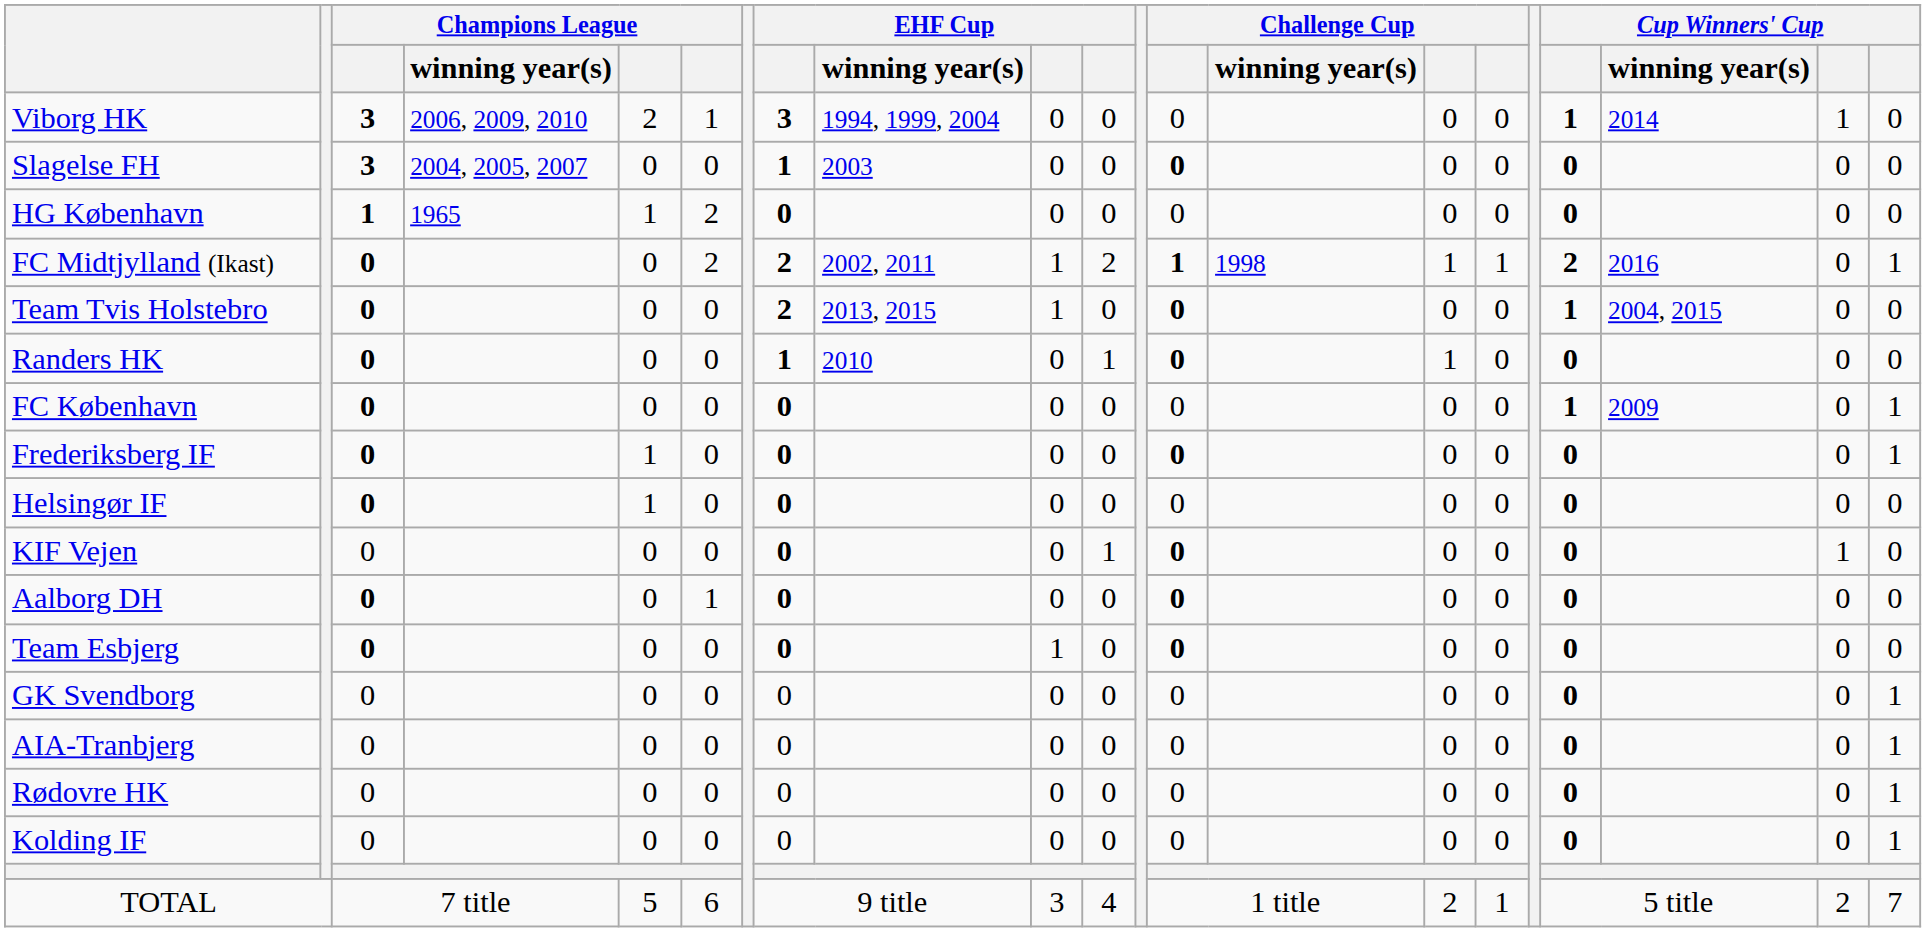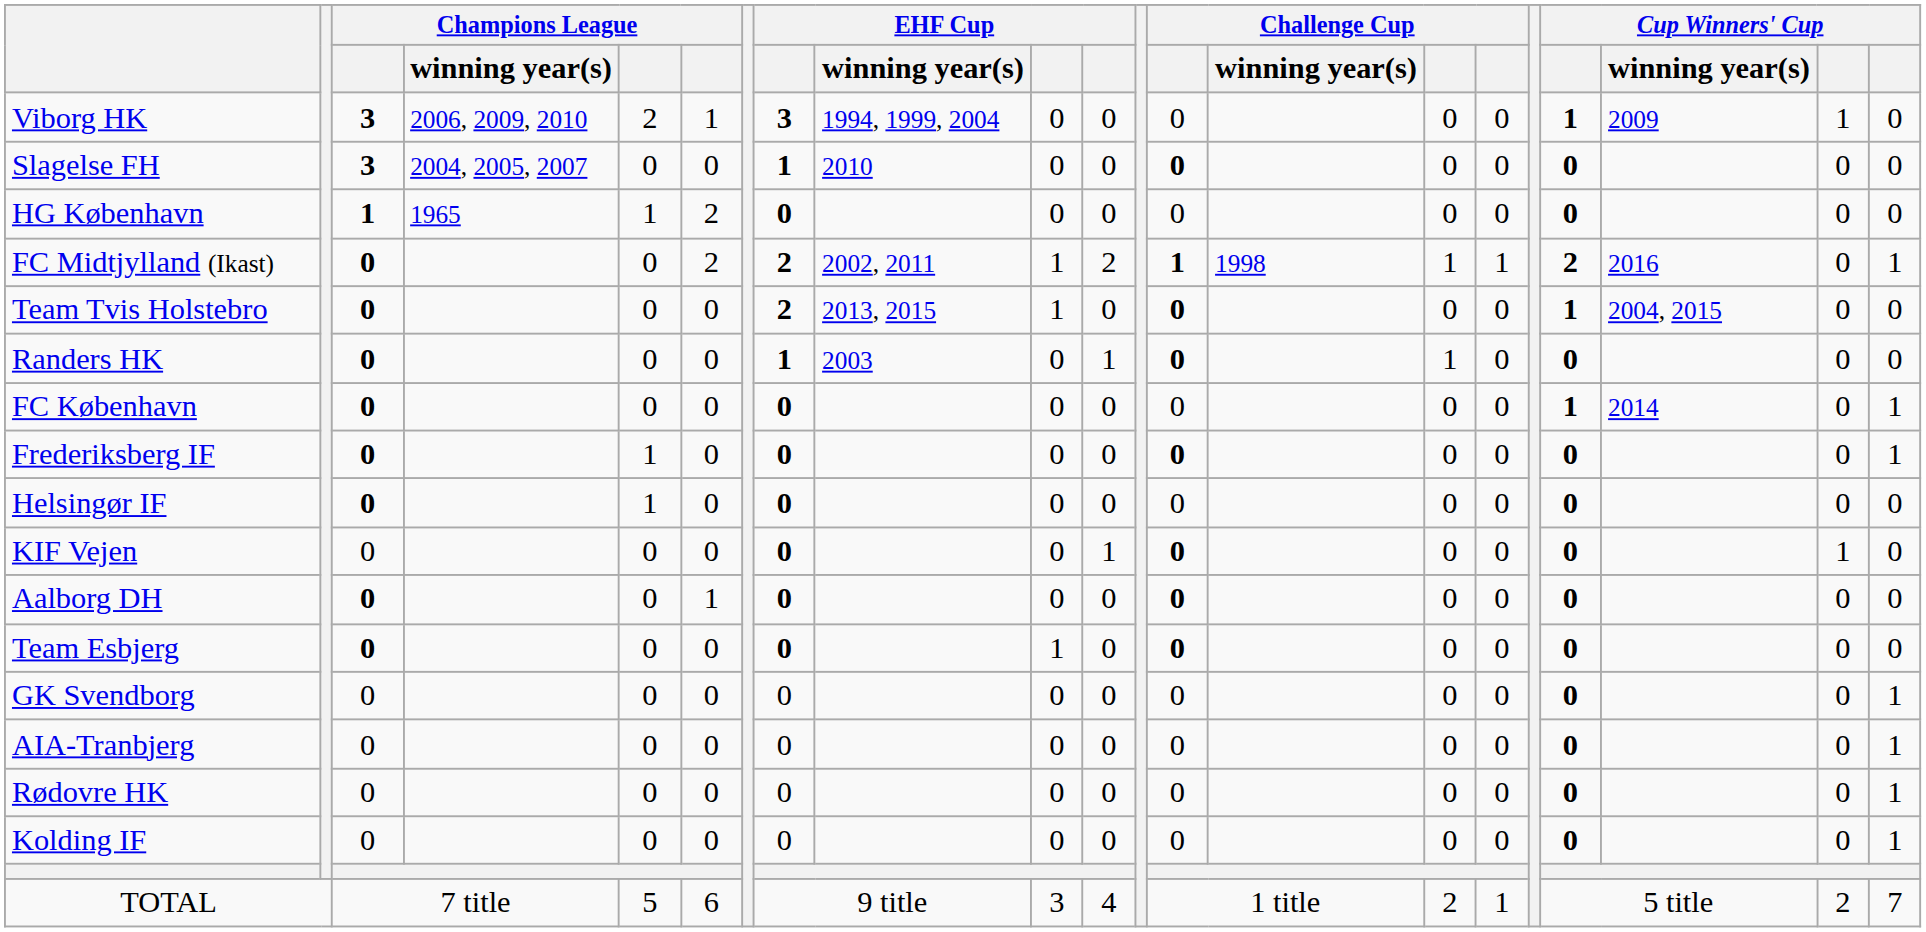(1633, 118) 2014 -> (1633, 118) 2009
(847, 167) 2003 -> (847, 167) 2010
(847, 359) 2010 -> (847, 359) 2003
(1633, 408) 2009 -> (1633, 408) 2014
